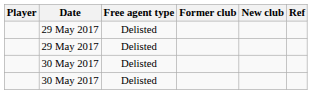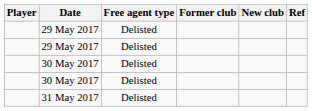+ row: (22, 98)
